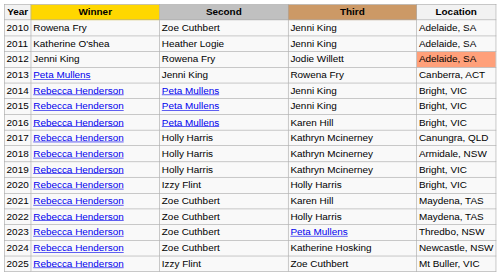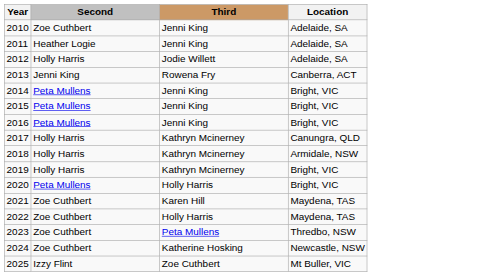- column: (95, 12)
(189, 59) Rowena Fry -> (59, 59) Holly Harris
(448, 59) lightsalmon background -> (319, 59) no background
(312, 122) Karen Hill -> (185, 122) Jenni King
(181, 185) Izzy Flint -> (62, 185) Peta Mullens
